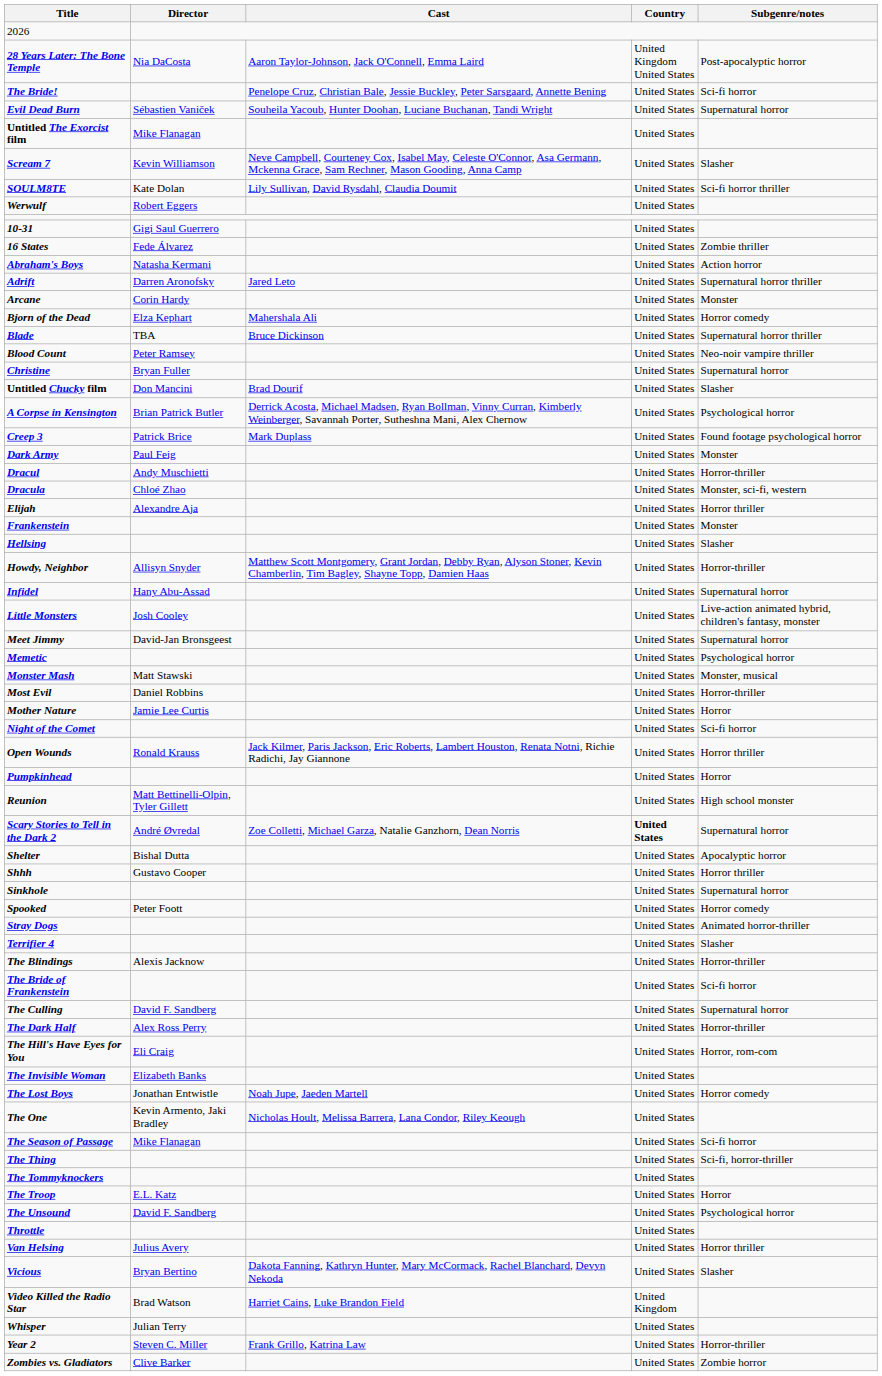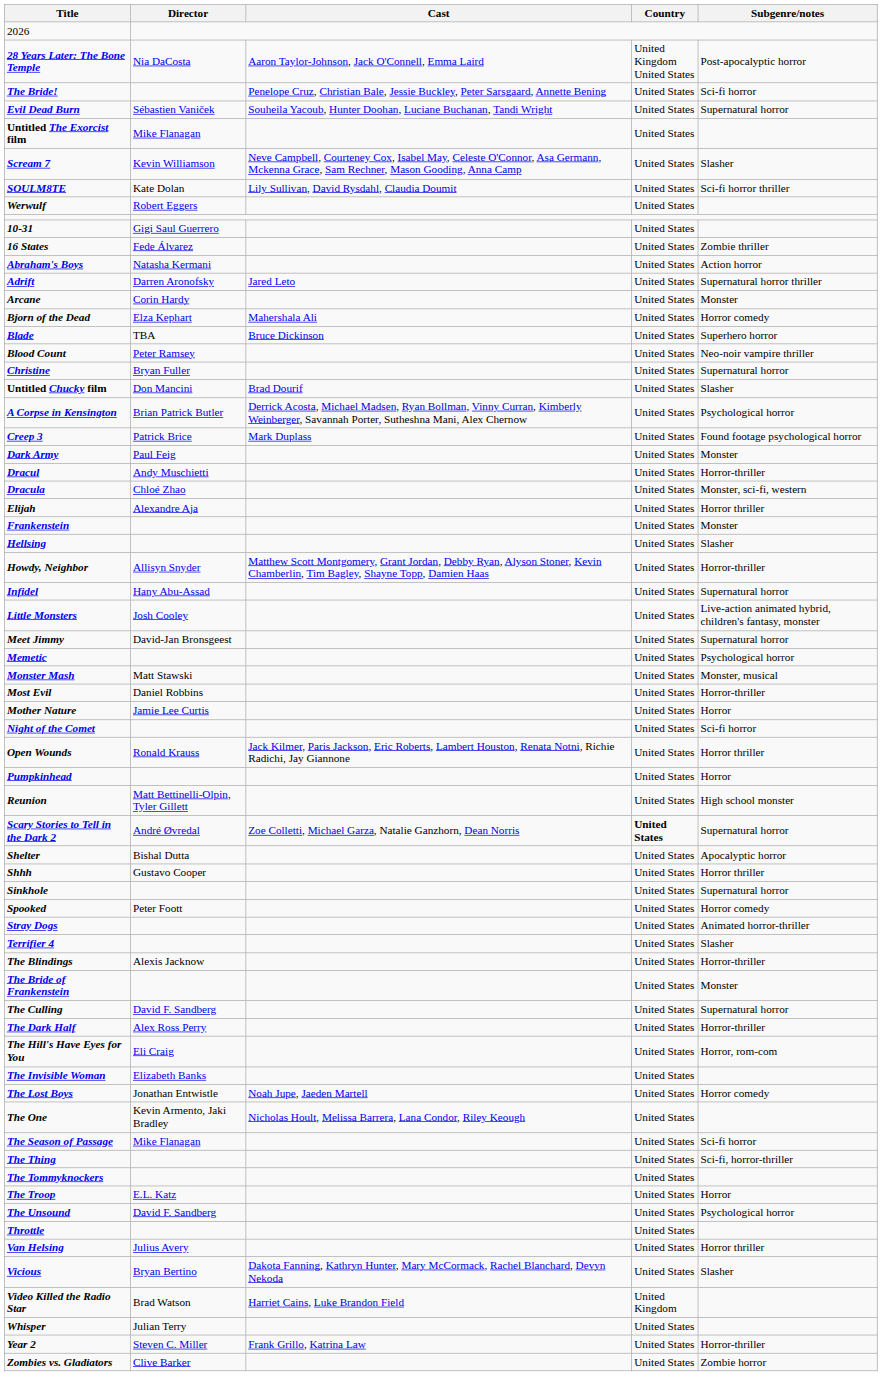(761, 335) Supernatural horror thriller -> (739, 335) Superhero horror
(728, 985) Sci-fi horror -> (719, 985) Monster
